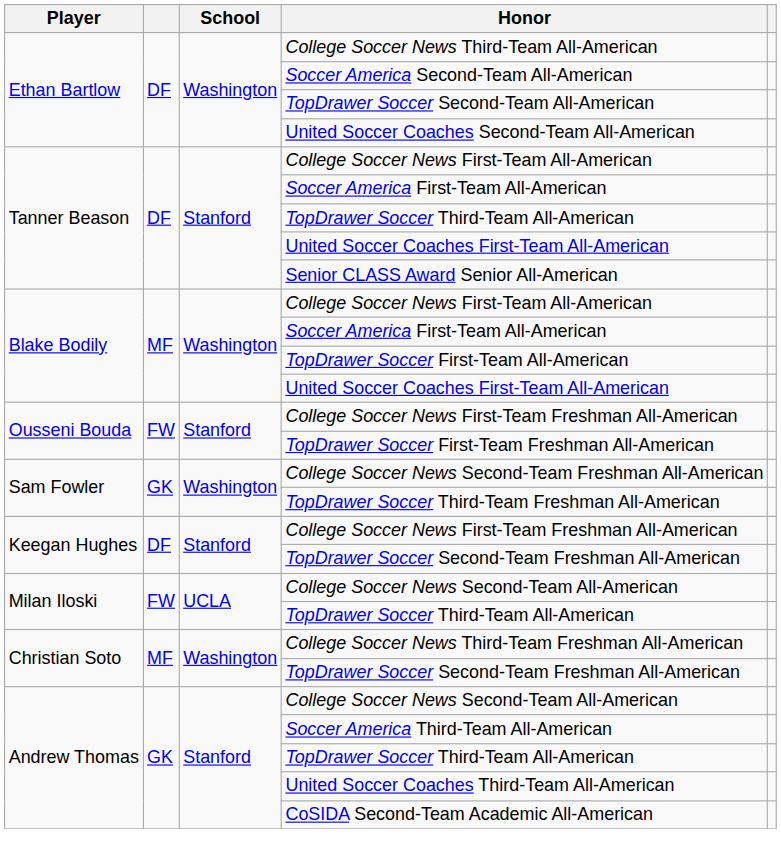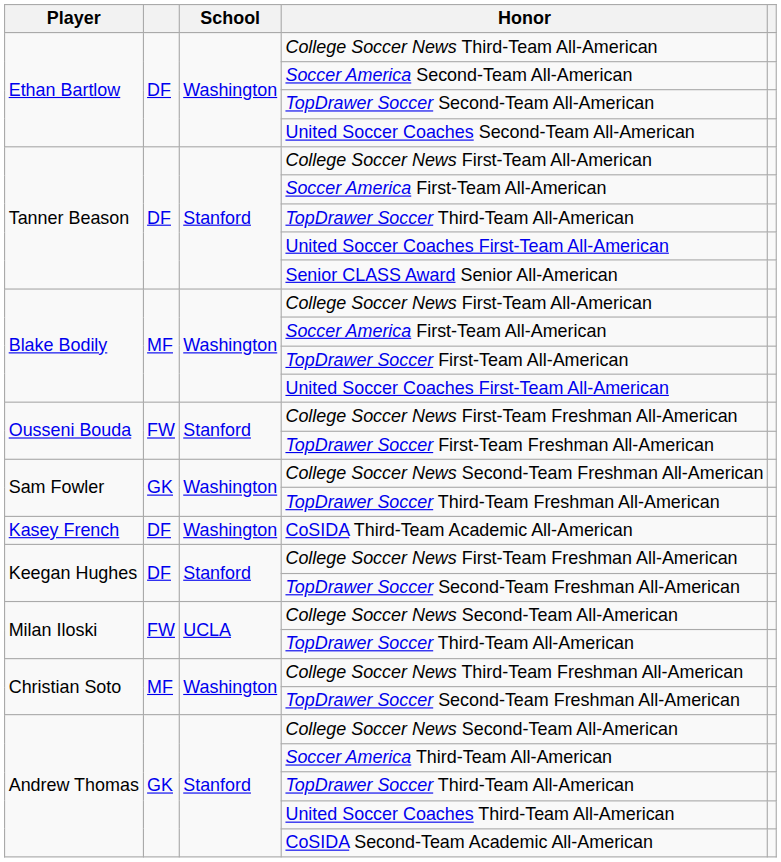+ row: (64, 530)
